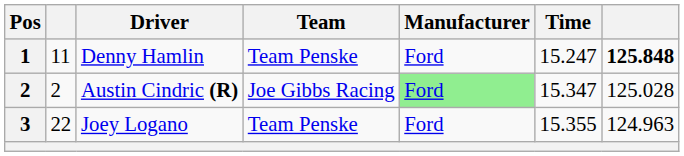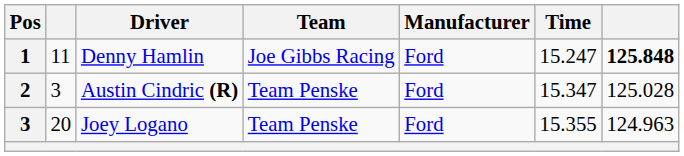(303, 56) Team Penske -> (321, 56) Joe Gibbs Racing
(56, 90) 2 -> (56, 90) 3
(321, 90) Joe Gibbs Racing -> (303, 90) Team Penske
(424, 90) lightgreen background -> (424, 90) no background
(61, 124) 22 -> (61, 124) 20
